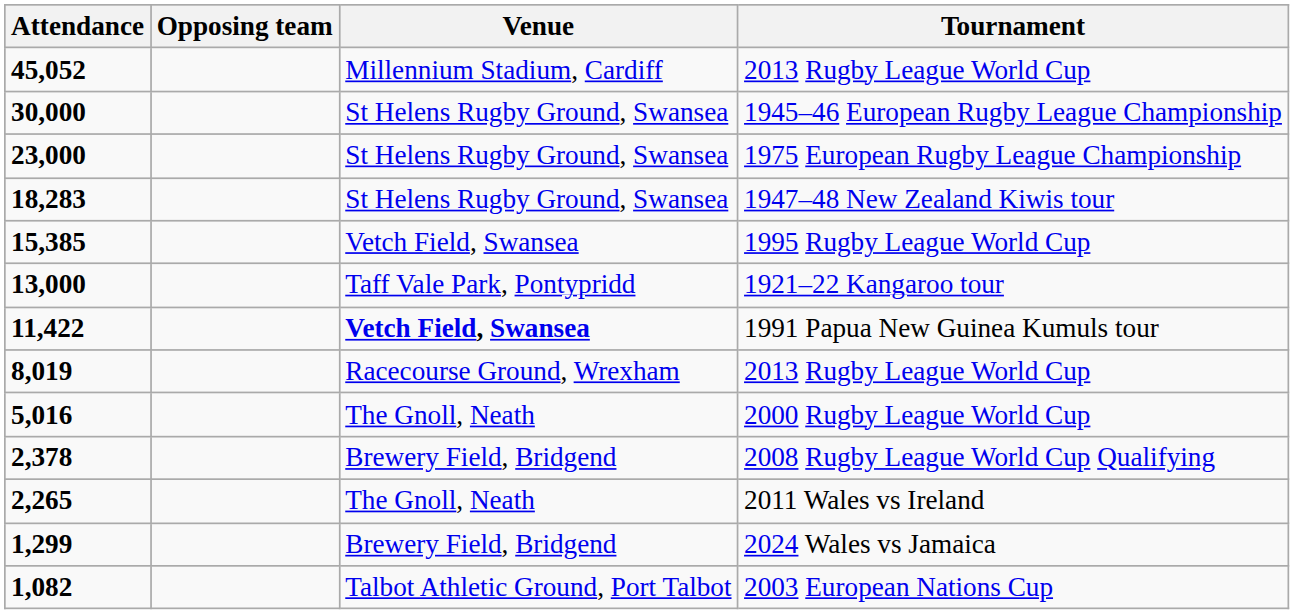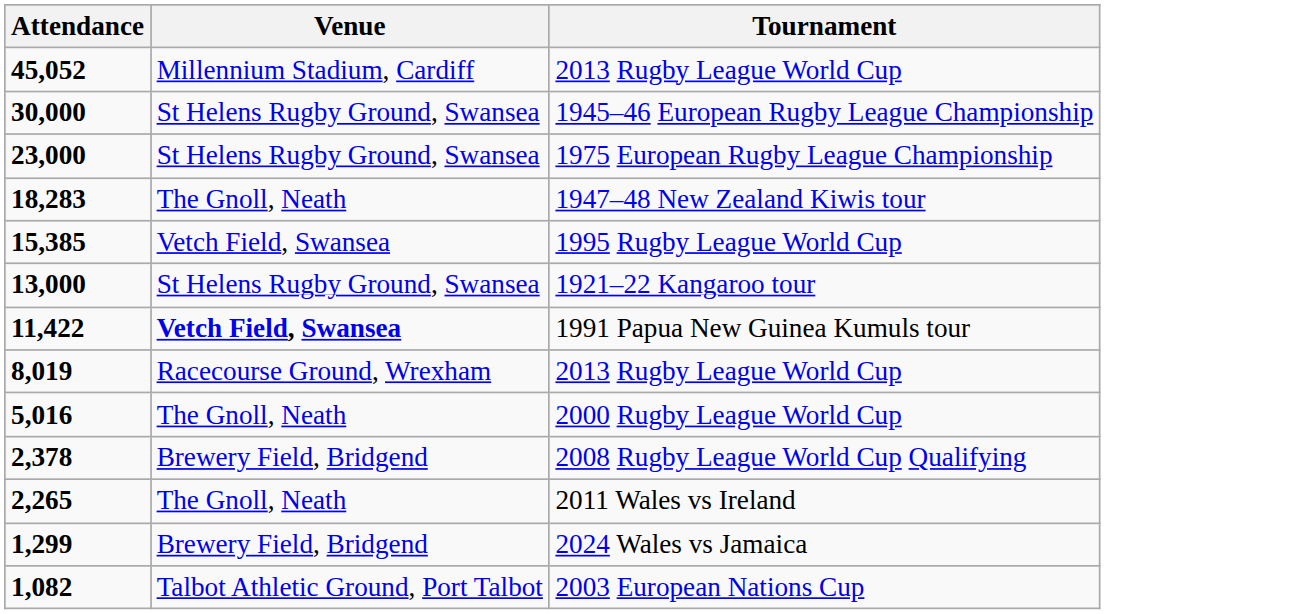- column: (245, 26)
(537, 198) St Helens Rugby Ground, Swansea -> (251, 198) The Gnoll, Neath
(490, 284) Taff Vale Park, Pontypridd -> (348, 284) St Helens Rugby Ground, Swansea
